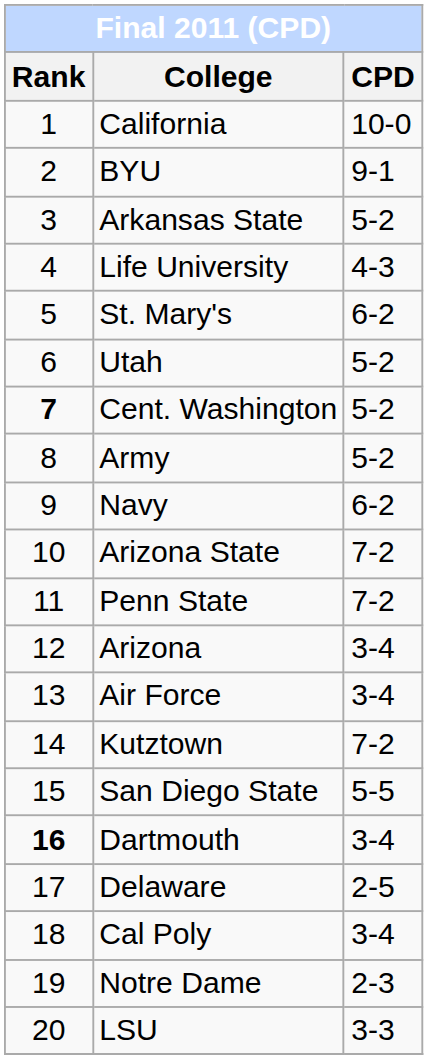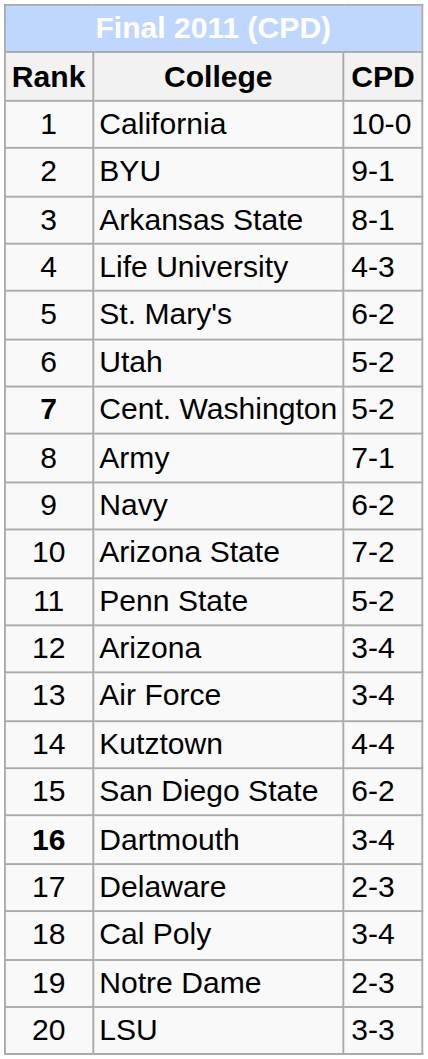(373, 219) 5-2 -> (373, 219) 8-1
(373, 457) 5-2 -> (373, 457) 7-1
(373, 600) 7-2 -> (373, 600) 5-2
(373, 743) 7-2 -> (373, 743) 4-4
(373, 791) 5-5 -> (373, 791) 6-2
(373, 887) 2-5 -> (373, 887) 2-3
